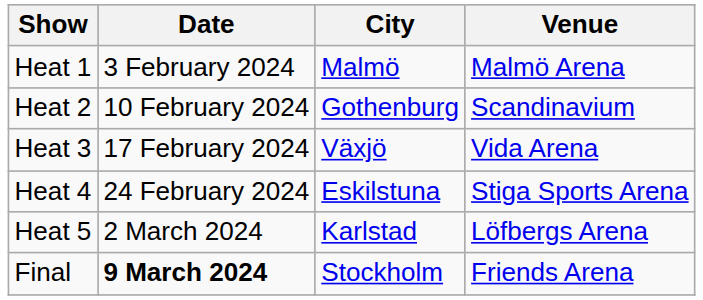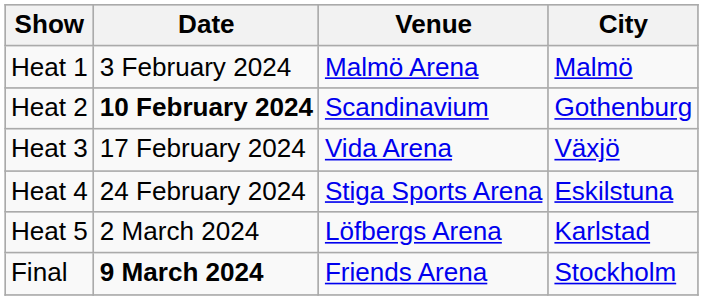columns swapped: (390, 25) <-> (580, 25)
(206, 107) normal -> (206, 107) bold
